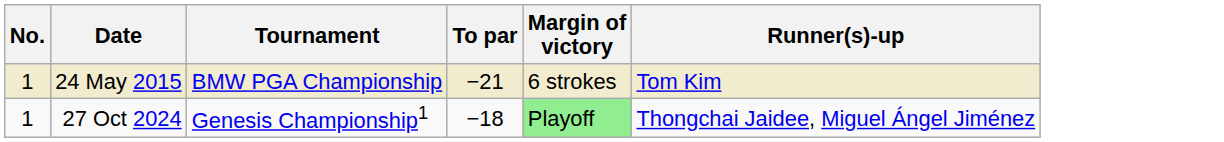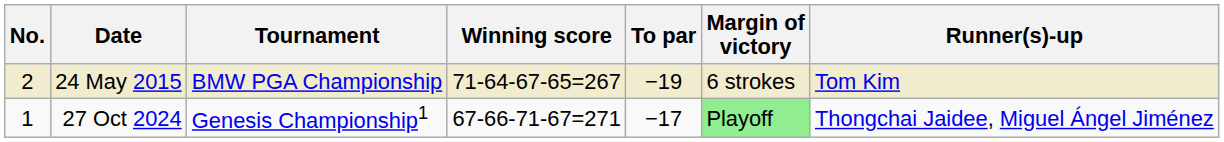+ column: (537, 34)
(27, 81) 1 -> (27, 81) 2
(485, 81) −21 -> (664, 81) −19
(485, 118) −18 -> (664, 118) −17
